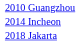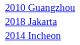rows swapped: (33, 21) <-> (31, 36)
